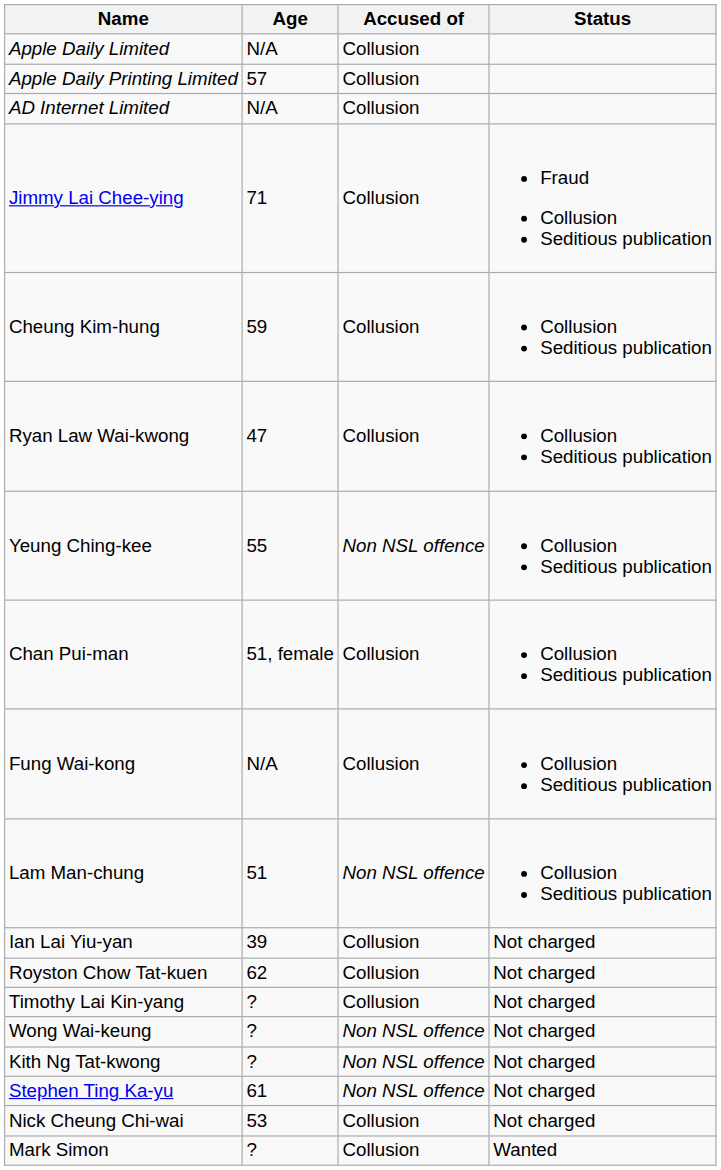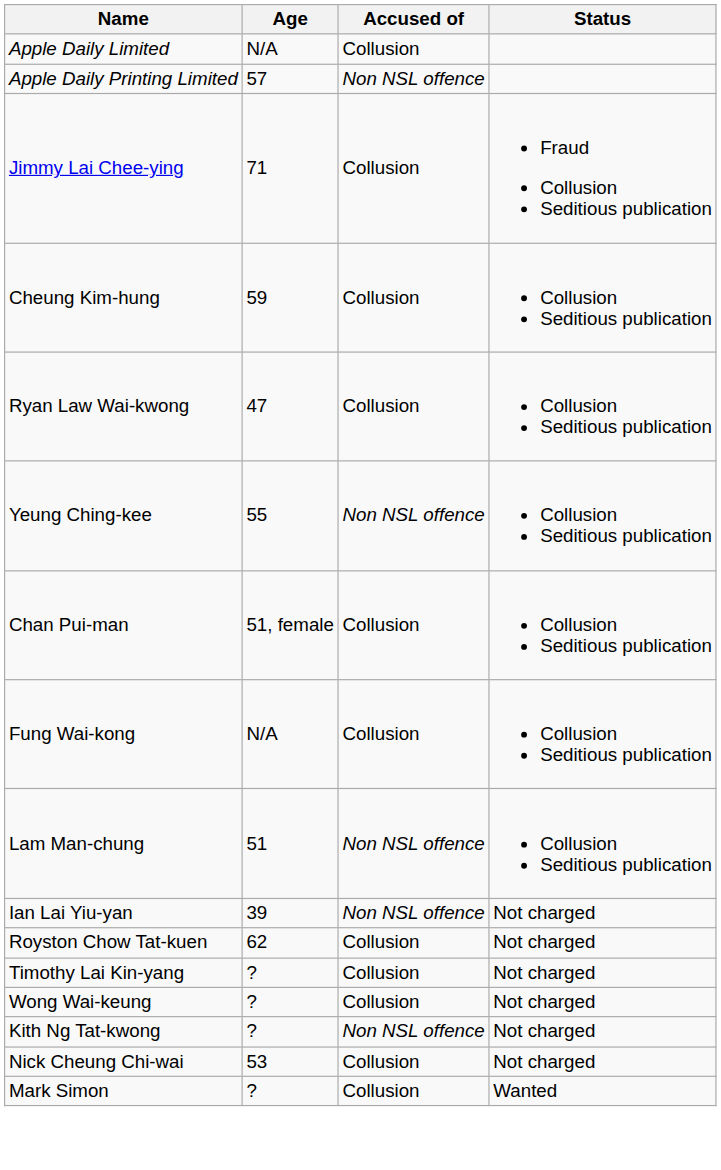(381, 78) Collusion -> (414, 78) Non NSL offence
- row: (89, 108)
(381, 942) Collusion -> (414, 912) Non NSL offence
(414, 1031) Non NSL offence -> (381, 1001) Collusion
- row: (91, 1091)
